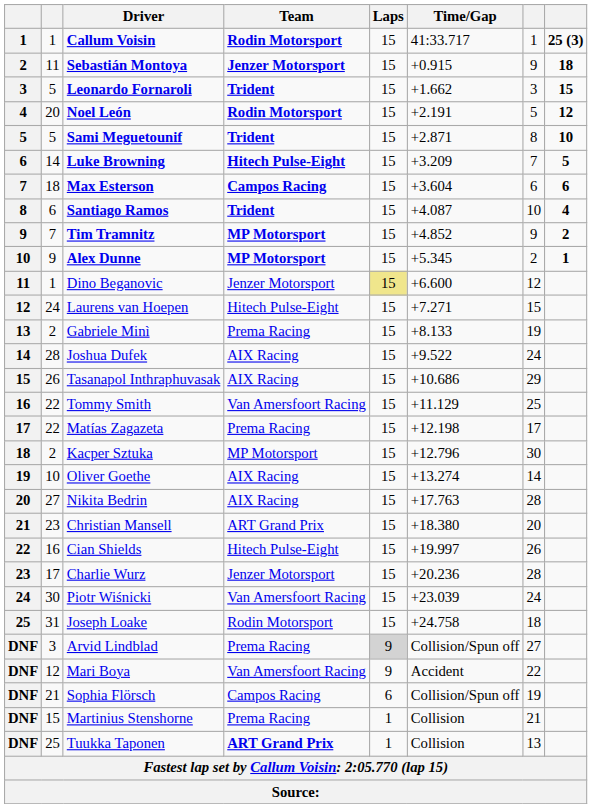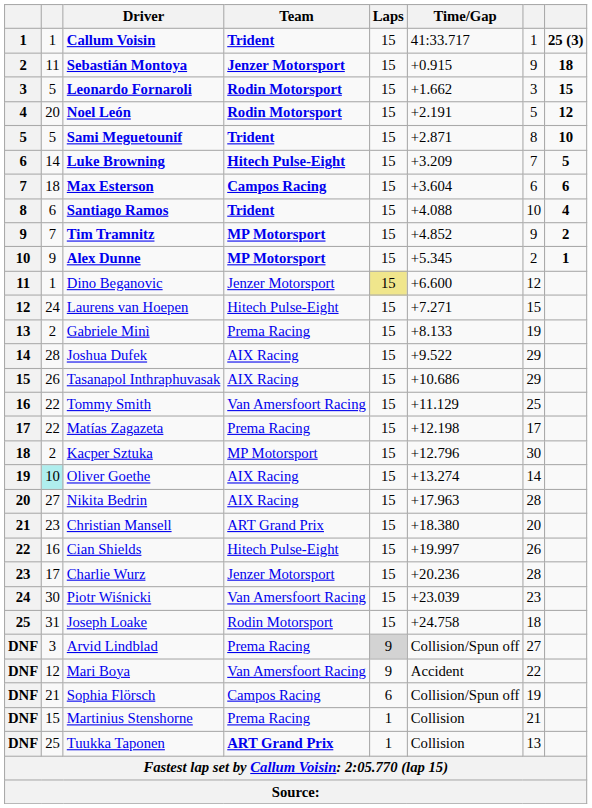(285, 40) Rodin Motorsport -> (251, 40) Trident
(251, 88) Trident -> (285, 88) Rodin Motorsport
(431, 210) +4.087 -> (431, 210) +4.088
(534, 355) 24 -> (534, 355) 29
(52, 476) no background -> (52, 476) paleturquoise background
(435, 500) +17.763 -> (435, 500) +17.963
(534, 597) 24 -> (534, 597) 23
